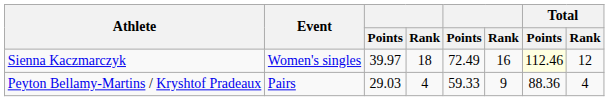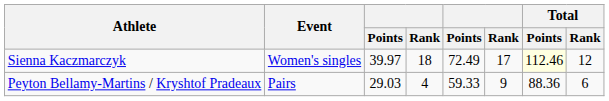(503, 61) 16 -> (503, 61) 17
(585, 84) 4 -> (585, 84) 6
